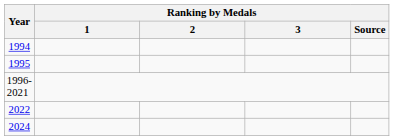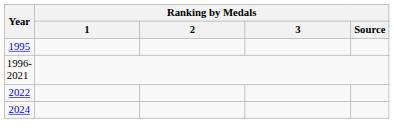- row: (19, 47)
